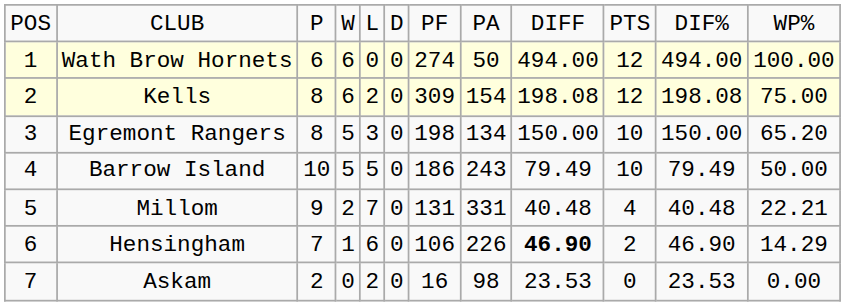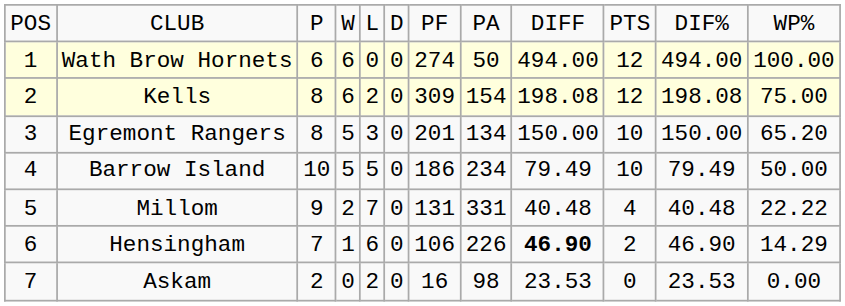(435, 134) 198 -> (435, 134) 201
(486, 171) 243 -> (486, 171) 234
(794, 208) 22.21 -> (794, 208) 22.22
